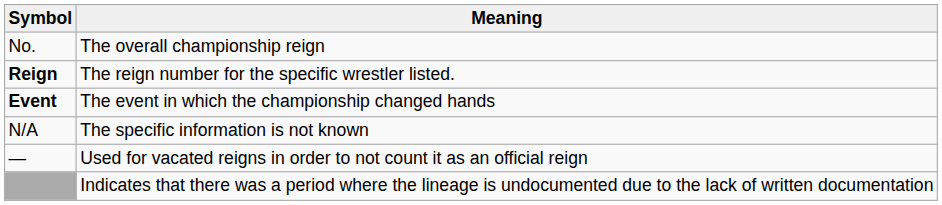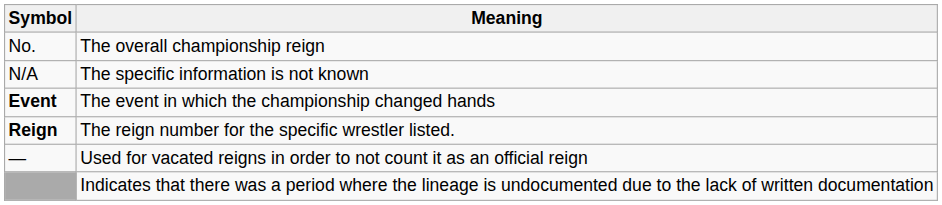rows swapped: (33, 74) <-> (23, 130)
